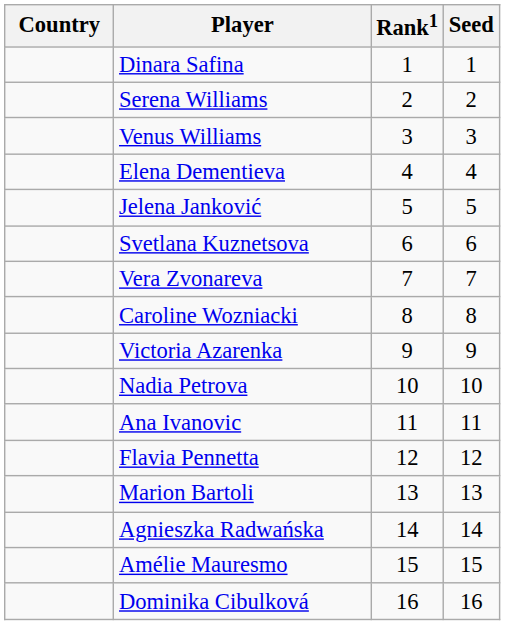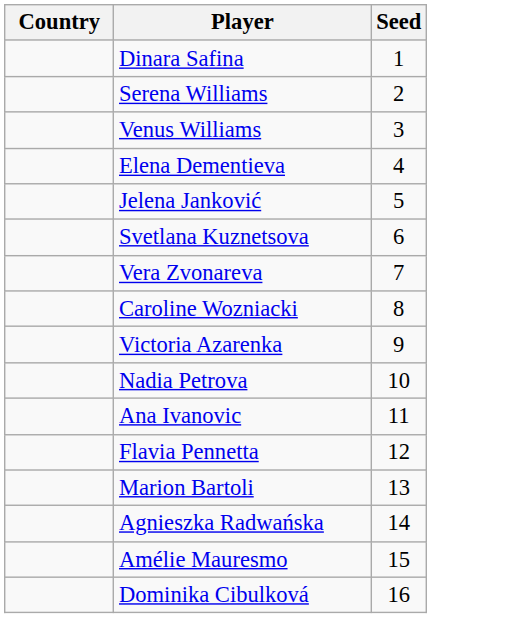- column: (407, 25)
